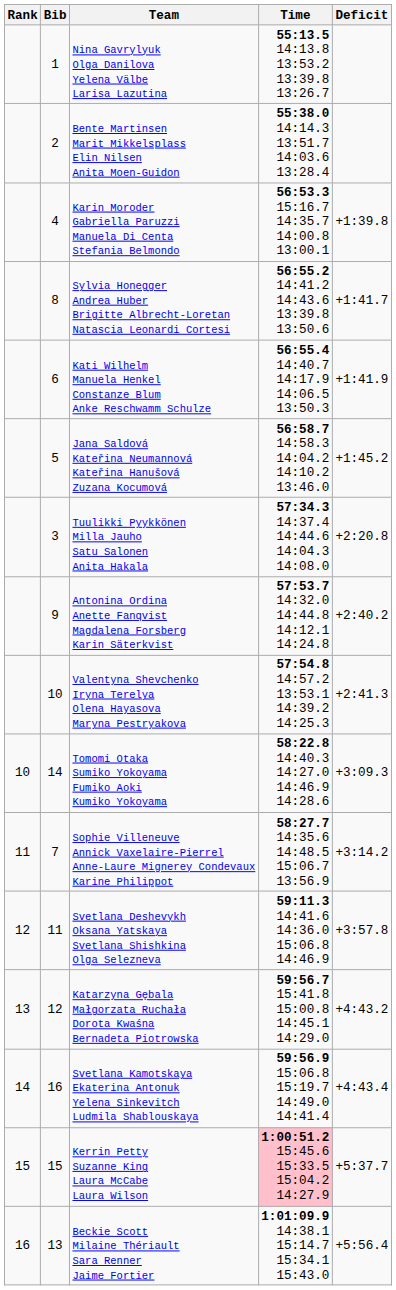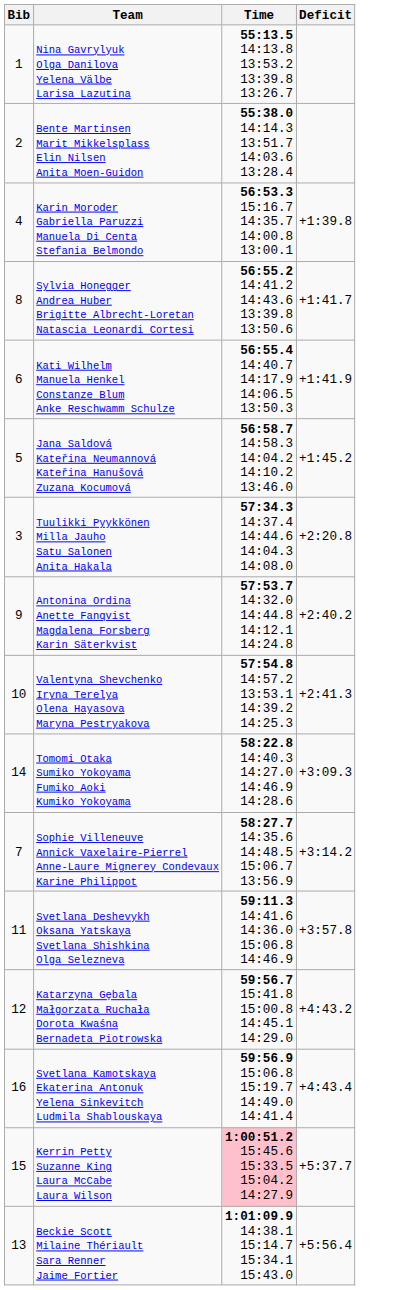- column: (23, 15)
